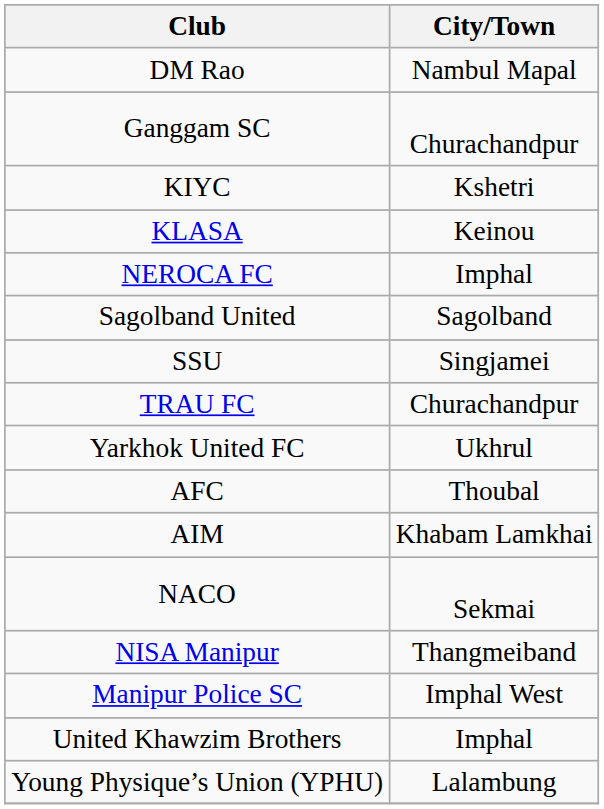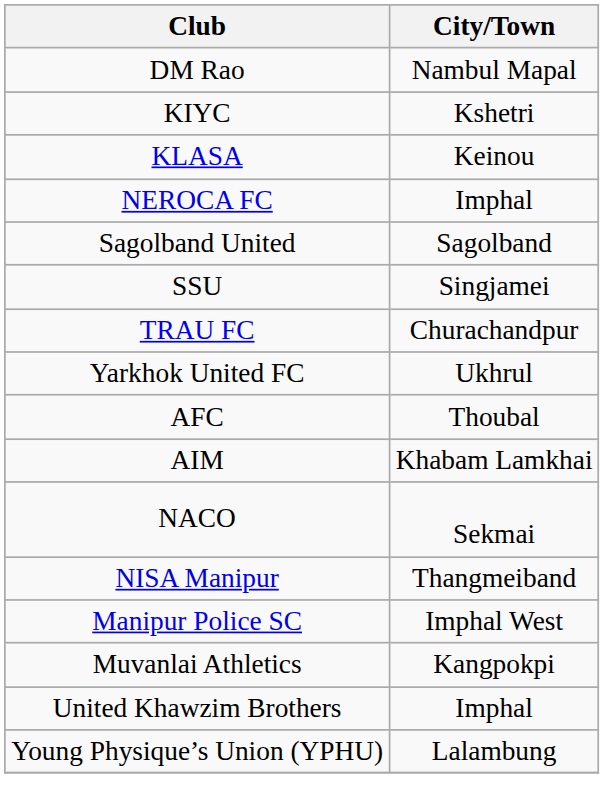- row: (197, 128)
+ row: (197, 664)
